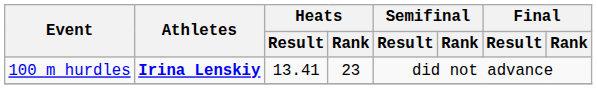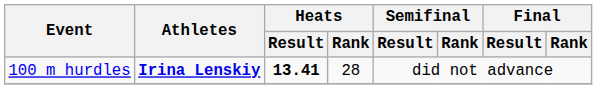(296, 70) normal -> (296, 70) bold
(351, 70) 23 -> (351, 70) 28
